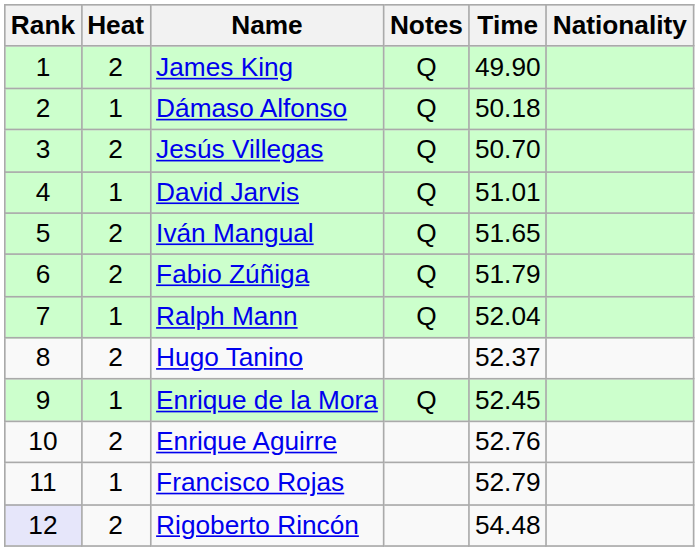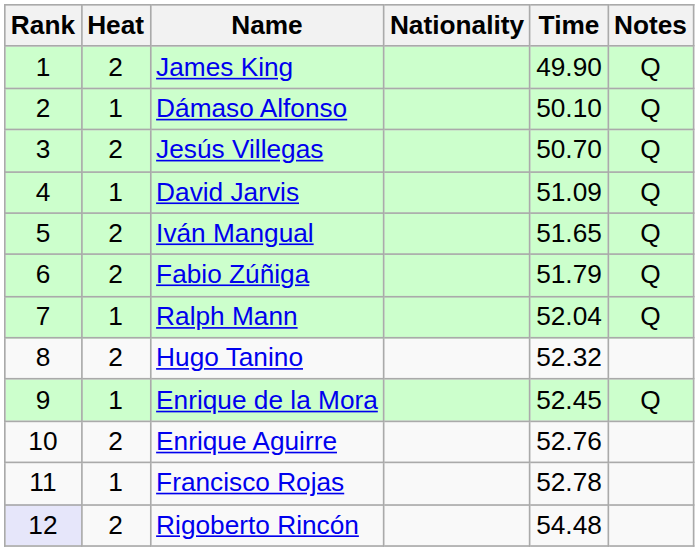columns swapped: (620, 25) <-> (426, 25)
(508, 108) 50.18 -> (569, 108) 50.10
(508, 191) 51.01 -> (569, 191) 51.09
(508, 358) 52.37 -> (569, 358) 52.32
(508, 483) 52.79 -> (569, 483) 52.78
